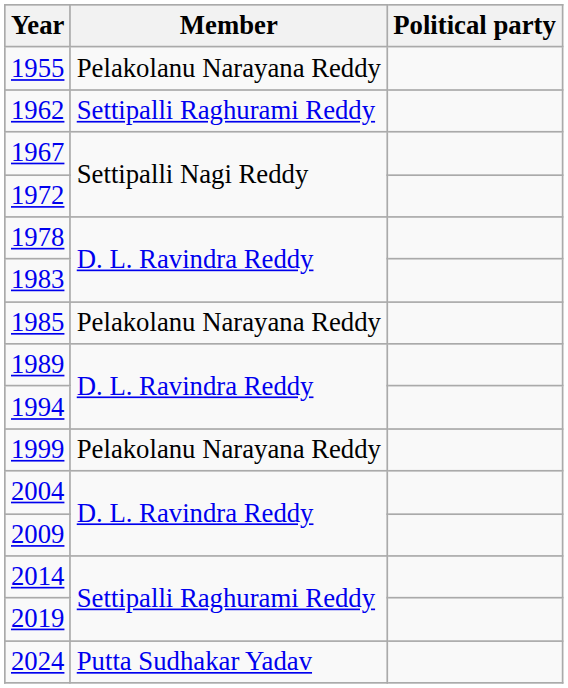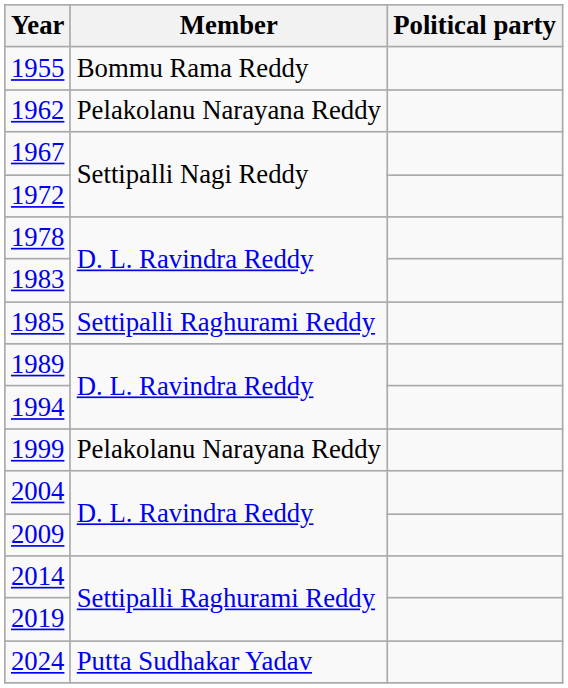(229, 68) Pelakolanu Narayana Reddy -> (193, 68) Bommu Rama Reddy
(226, 110) Settipalli Raghurami Reddy -> (229, 110) Pelakolanu Narayana Reddy
(229, 322) Pelakolanu Narayana Reddy -> (226, 322) Settipalli Raghurami Reddy
